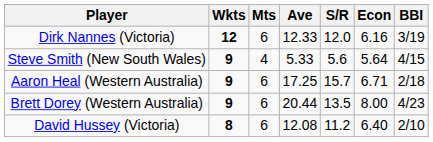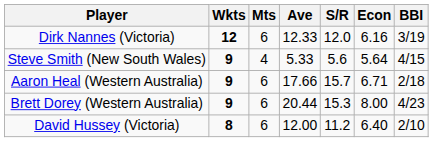(300, 81) 17.25 -> (300, 81) 17.66
(337, 103) 13.5 -> (337, 103) 15.3
(300, 125) 12.08 -> (300, 125) 12.00
